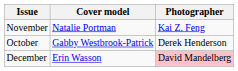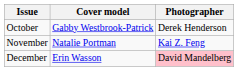rows swapped: (22, 43) <-> (27, 27)
